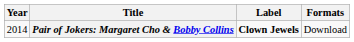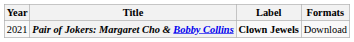(17, 29) 2014 -> (17, 29) 2021
